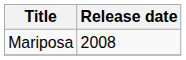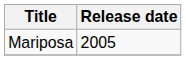(98, 42) 2008 -> (98, 42) 2005
